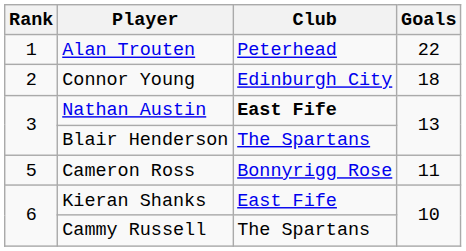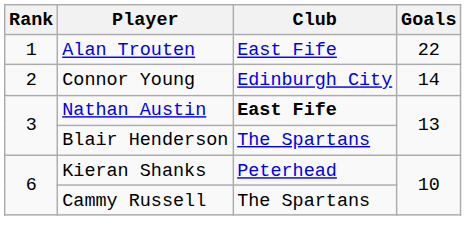(287, 50) Peterhead -> (287, 50) East Fife
(429, 80) 18 -> (429, 80) 14
- row: (129, 170)
(287, 200) East Fife -> (287, 170) Peterhead
